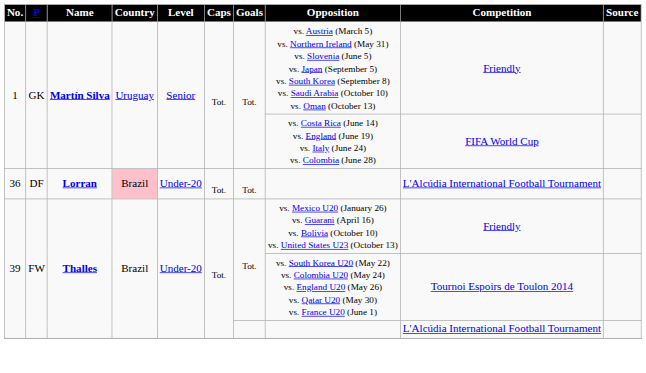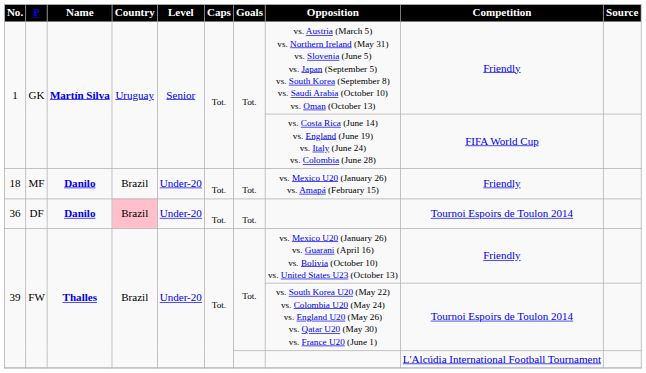+ row: (15, 183)
(80, 183) Lorran -> (80, 213) Danilo
(502, 183) L'Alcúdia International Football Tournament -> (502, 213) Tournoi Espoirs de Toulon 2014
